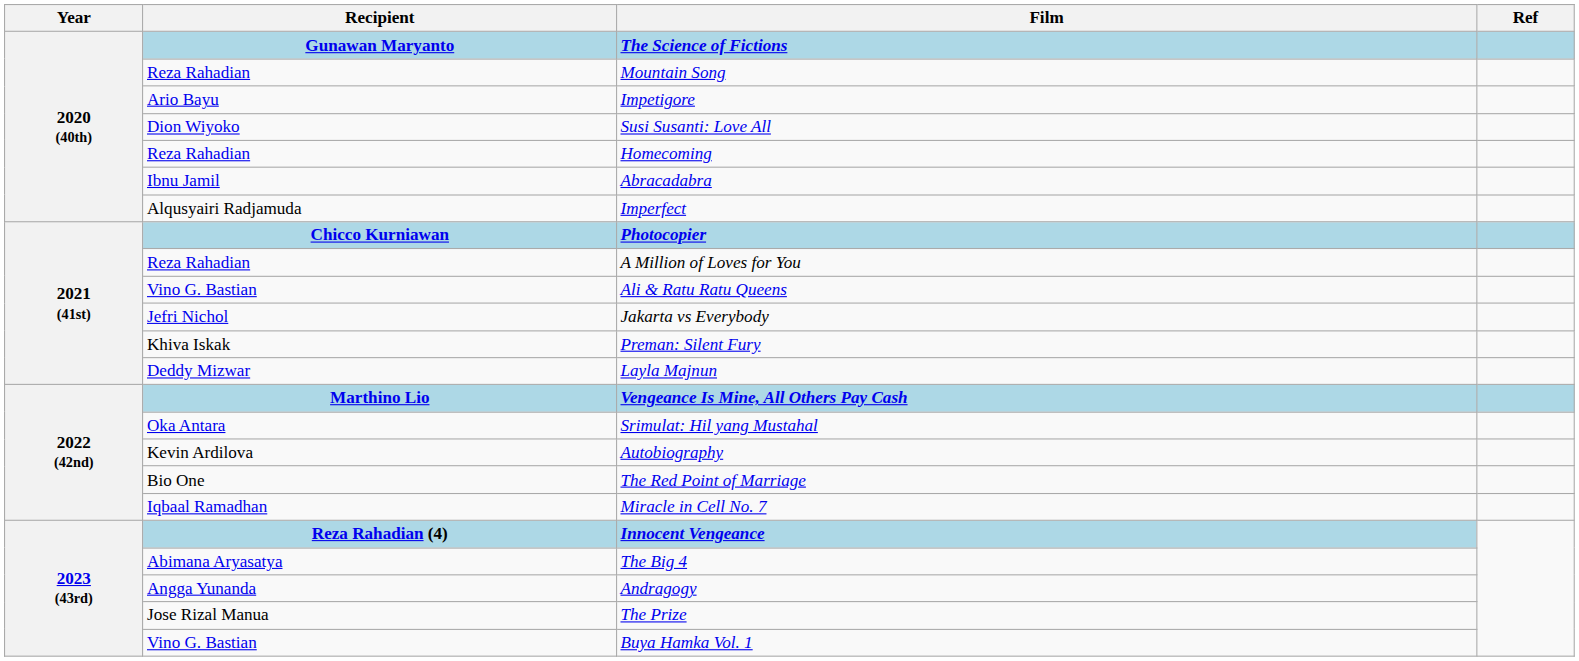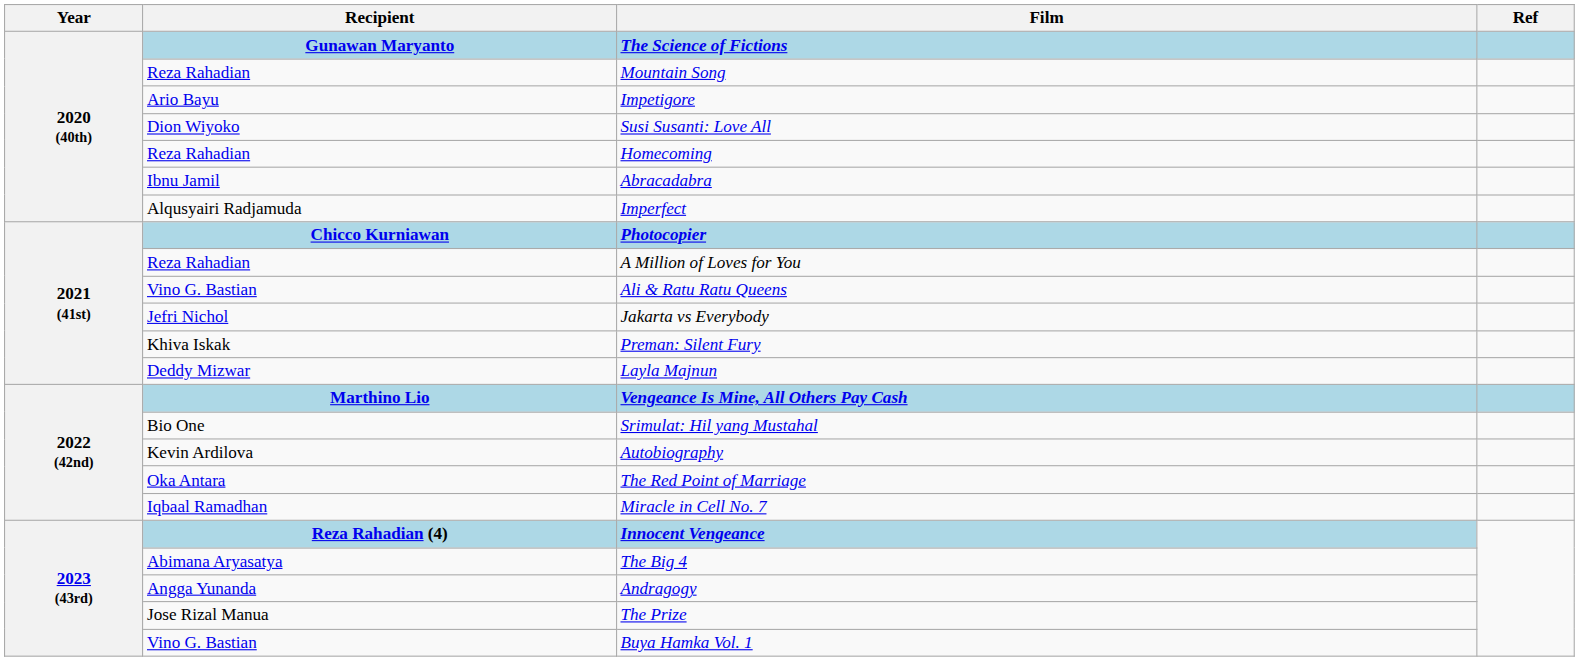(186, 425) Oka Antara -> (176, 425) Bio One
(176, 479) Bio One -> (186, 479) Oka Antara
